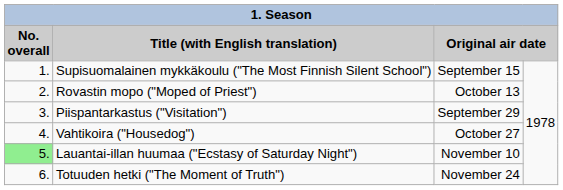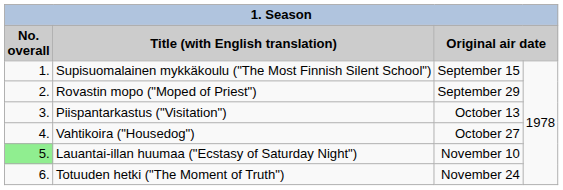(487, 92) October 13 -> (479, 92) September 29
(479, 113) September 29 -> (487, 113) October 13
